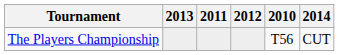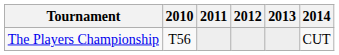columns swapped: (282, 16) <-> (180, 16)
